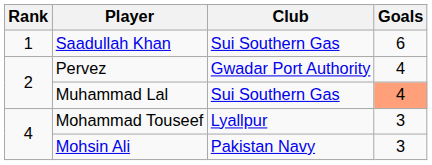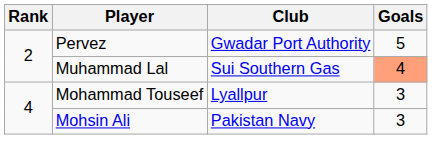- row: (113, 43)
(401, 69) 4 -> (401, 43) 5
